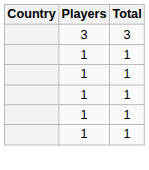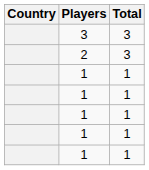+ row: (84, 54)
